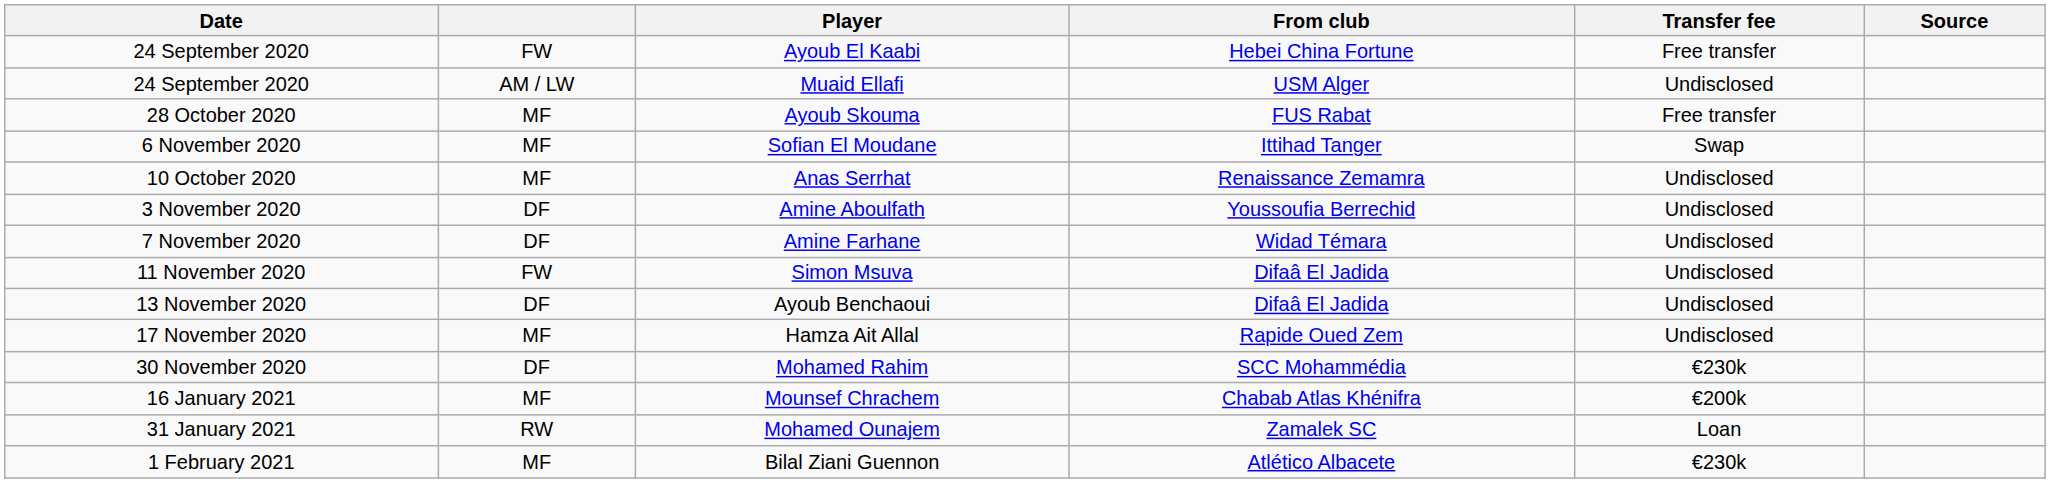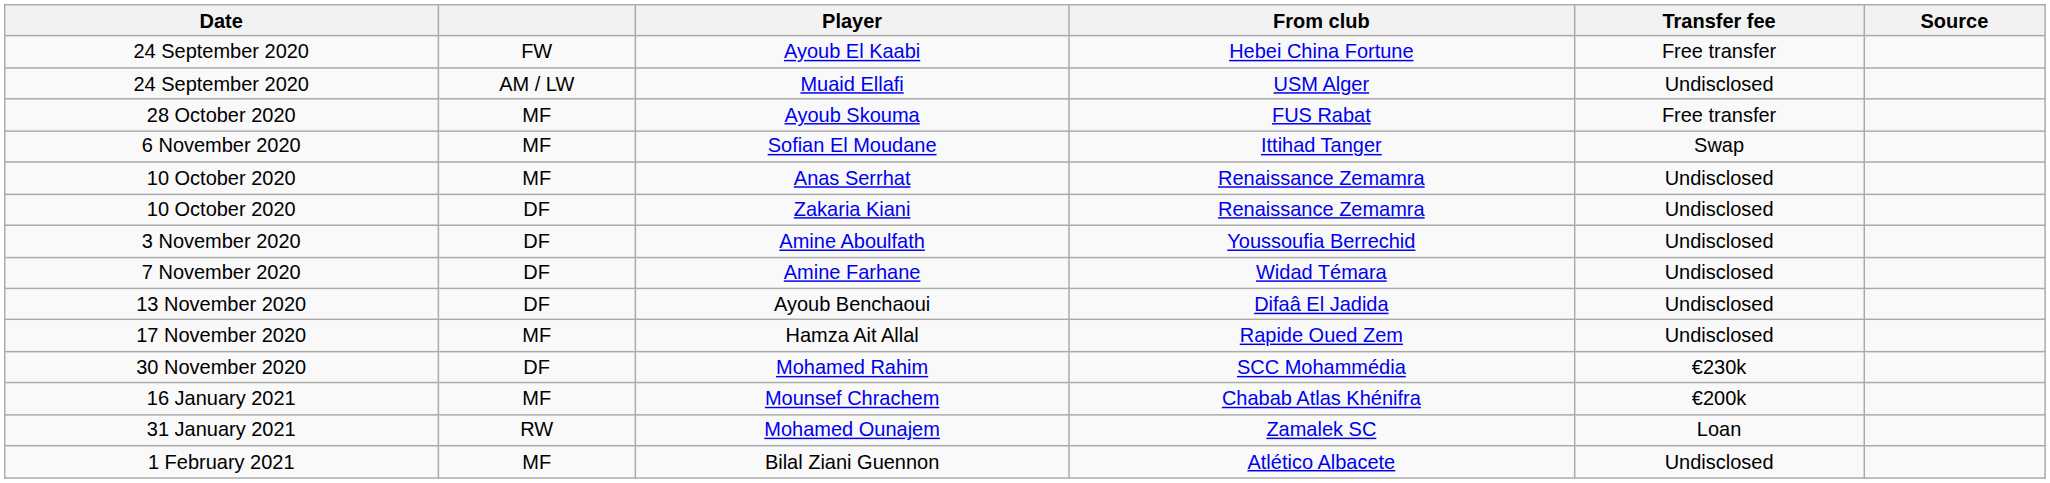+ row: (852, 209)
- row: (852, 272)
(1719, 461) €230k -> (1719, 461) Undisclosed
